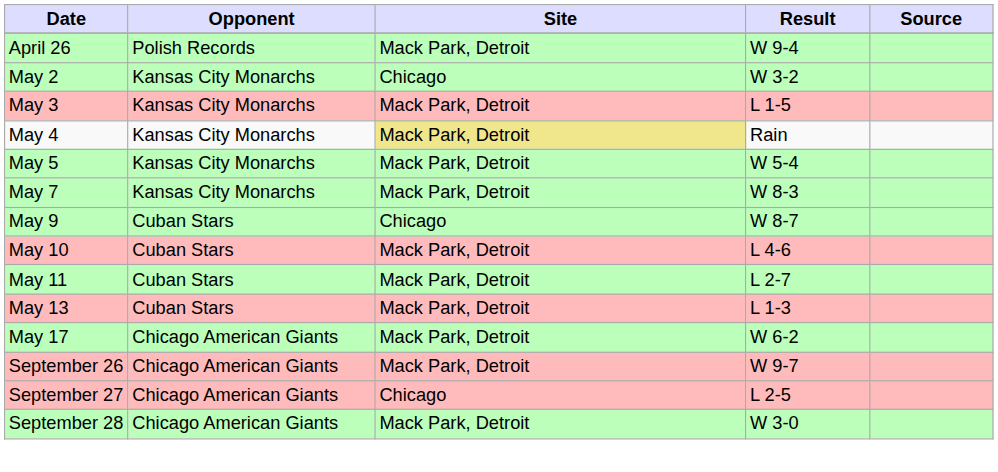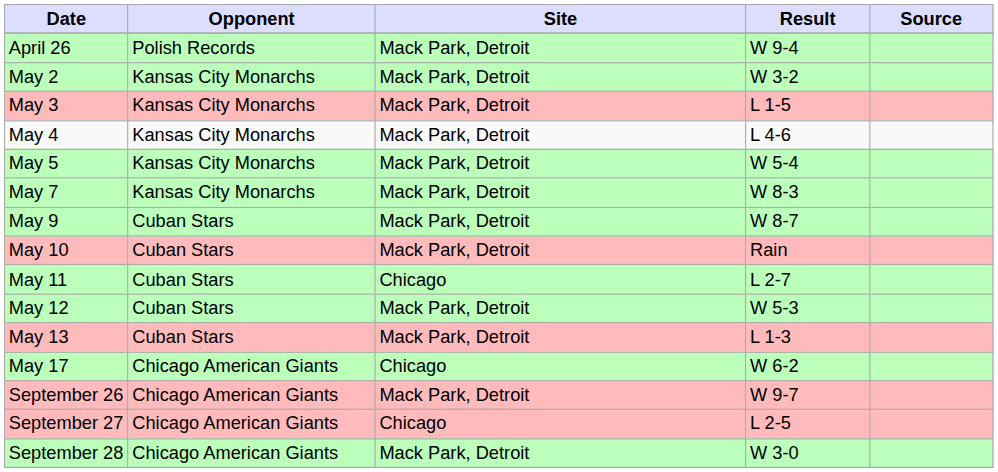(413, 76) Chicago -> (454, 76) Mack Park, Detroit
(454, 134) khaki background -> (454, 134) no background
(769, 134) Rain -> (770, 134) L 4-6
(413, 221) Chicago -> (454, 221) Mack Park, Detroit
(770, 250) L 4-6 -> (769, 250) Rain
(454, 279) Mack Park, Detroit -> (413, 279) Chicago
+ row: (39, 308)
(454, 337) Mack Park, Detroit -> (413, 366) Chicago
